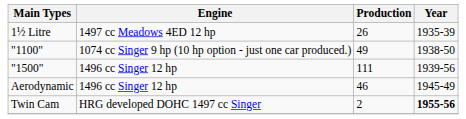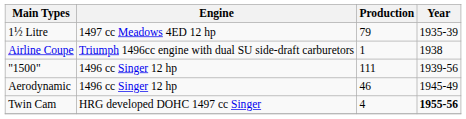(362, 31) 26 -> (365, 31) 79
+ row: (41, 50)
- row: (27, 50)
(359, 104) 2 -> (362, 104) 4
